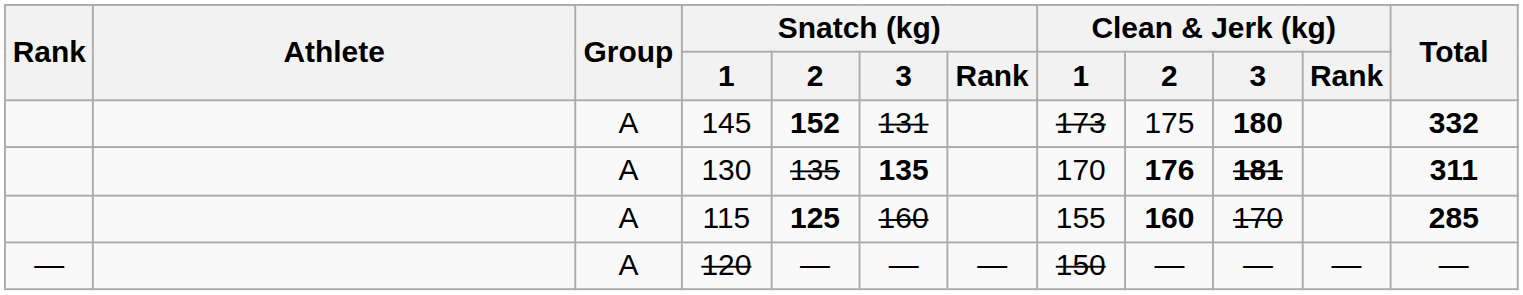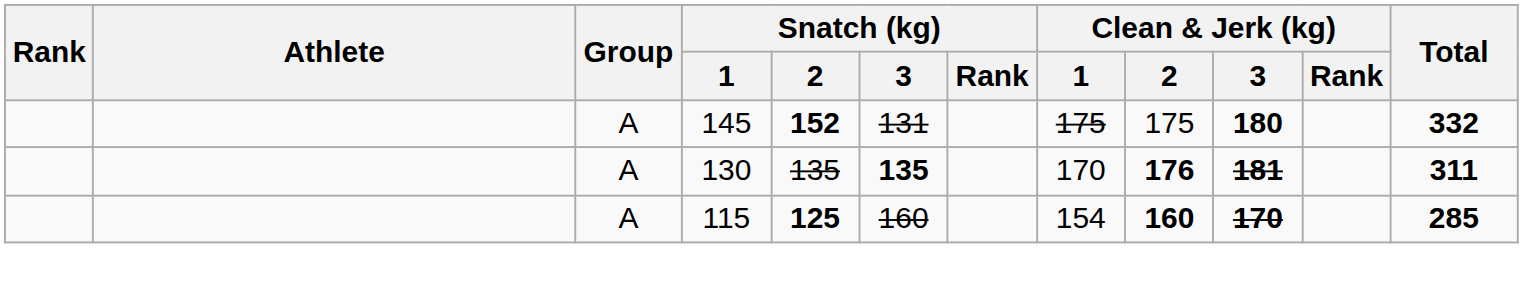(1081, 123) 173 -> (1081, 123) 175
(1081, 218) 155 -> (1081, 218) 154
(1258, 218) normal -> (1258, 218) bold
- row: (726, 265)
